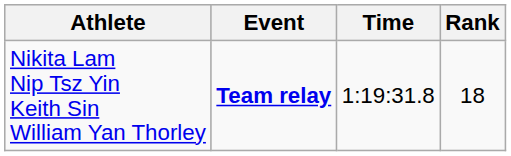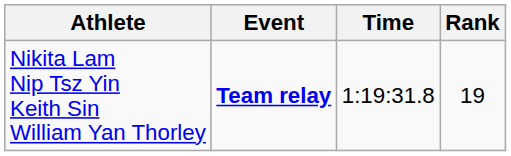(472, 95) 18 -> (472, 95) 19
